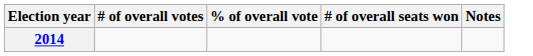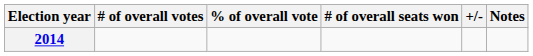+ column: (474, 16)
